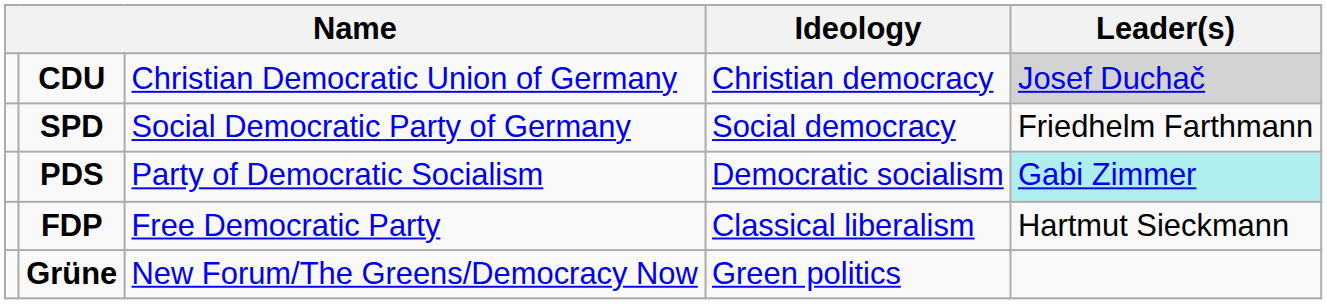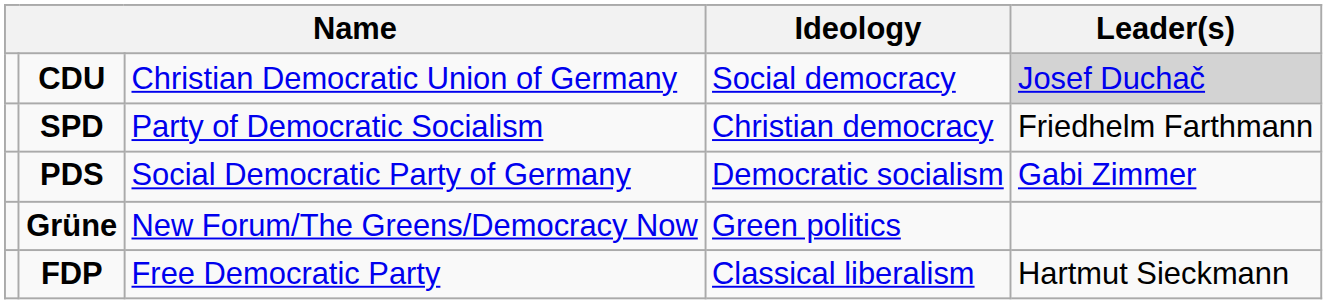(853, 77) Christian democracy -> (834, 77) Social democracy
(381, 126) Social Democratic Party of Germany -> (337, 126) Party of Democratic Socialism
(834, 126) Social democracy -> (853, 126) Christian democracy
(337, 175) Party of Democratic Socialism -> (381, 175) Social Democratic Party of Germany
(1107, 175) paleturquoise background -> (1107, 175) no background
rows swapped: (72, 224) <-> (72, 273)
